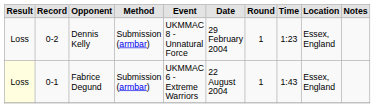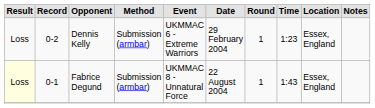(185, 39) UKMMAC 8 - Unnatural Force -> (185, 39) UKMMAC 6 - Extreme Warriors
(185, 81) UKMMAC 6 - Extreme Warriors -> (185, 81) UKMMAC 8 - Unnatural Force
